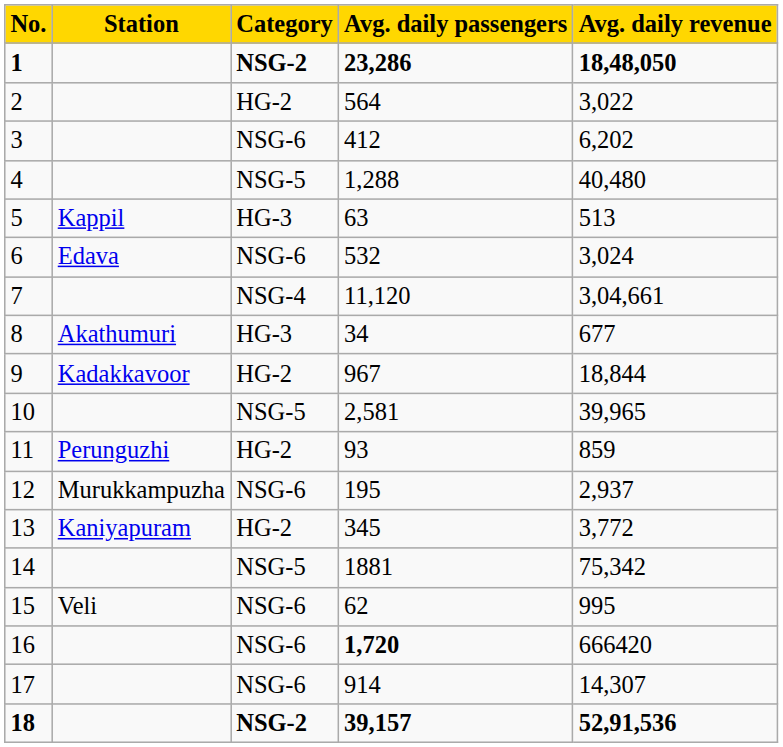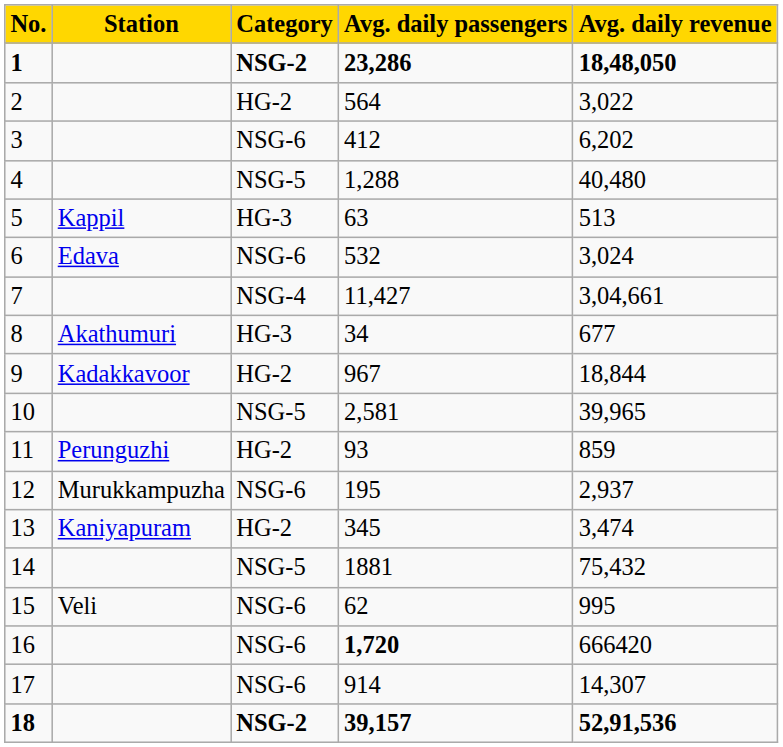(377, 295) 11,120 -> (377, 295) 11,427
(606, 528) 3,772 -> (606, 528) 3,474
(612, 567) 75,342 -> (612, 567) 75,432
